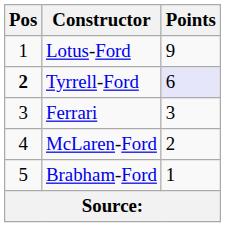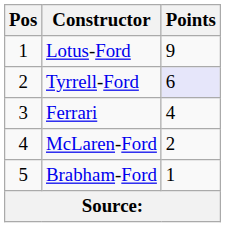(23, 82) bold -> (23, 82) normal
(170, 113) 3 -> (170, 113) 4
